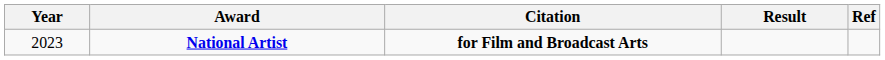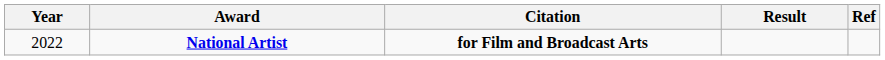(47, 42) 2023 -> (47, 42) 2022
